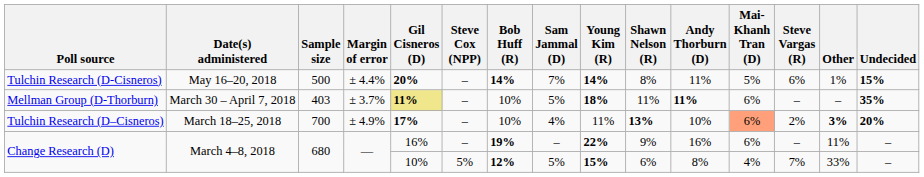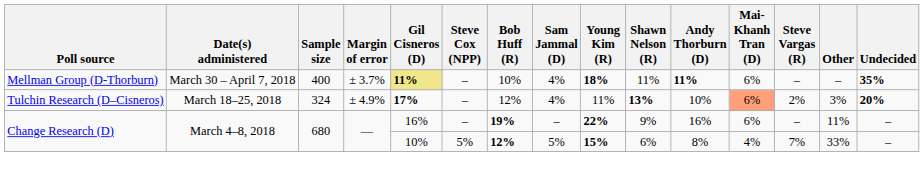- row: (85, 80)
(321, 100) 403 -> (321, 80) 400
(556, 100) 5% -> (556, 80) 4%
(321, 121) 700 -> (321, 100) 324
(510, 121) 10% -> (510, 100) 12%
(838, 121) bold -> (838, 100) normal
